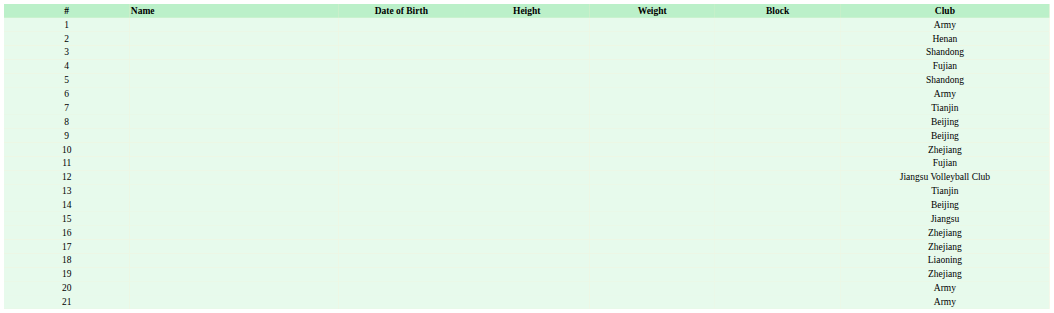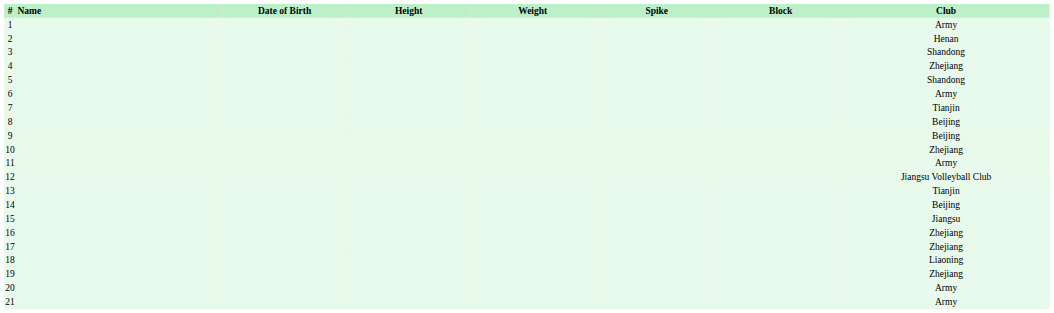+ column: (657, 11)
(945, 66) Fujian -> (946, 66) Zhejiang
(945, 163) Fujian -> (946, 163) Army
